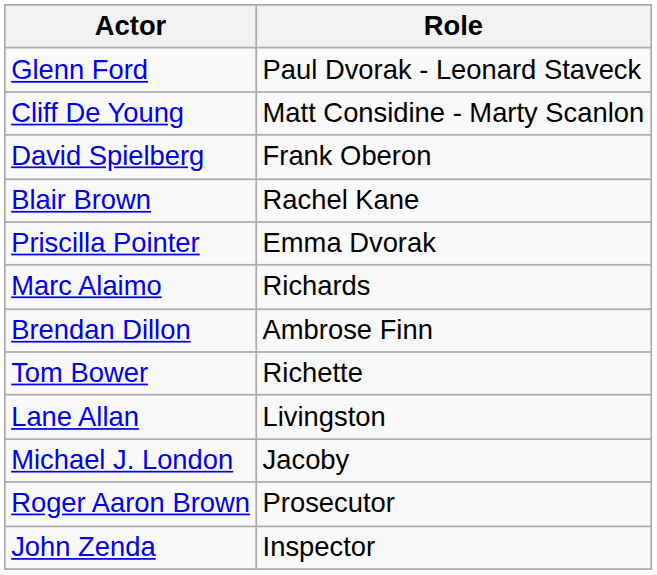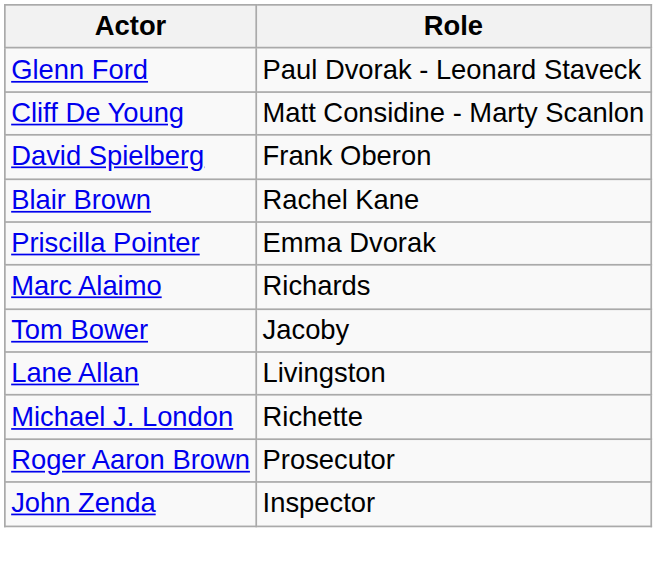- row: (101, 329)
(313, 373) Richette -> (306, 329) Jacoby
(306, 460) Jacoby -> (313, 416) Richette
